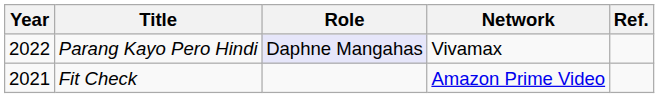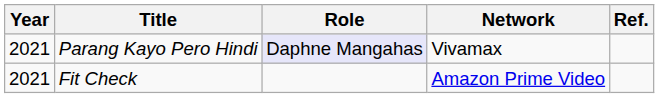(30, 49) 2022 -> (30, 49) 2021
